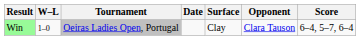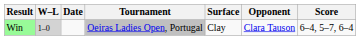columns swapped: (193, 12) <-> (121, 12)
(44, 28) no background -> (44, 28) lightgrey background
